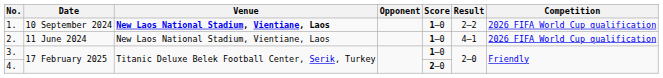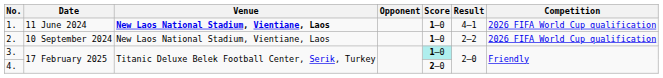(69, 25) 10 September 2024 -> (56, 25) 11 June 2024
(469, 25) 2–2 -> (469, 25) 4–1
(56, 39) 11 June 2024 -> (69, 39) 10 September 2024
(469, 39) 4–1 -> (469, 39) 2–2
(437, 53) no background -> (437, 53) paleturquoise background
